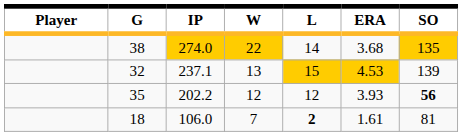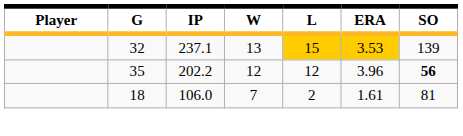- row: (137, 47)
(370, 71) 4.53 -> (370, 47) 3.53
(370, 95) 3.93 -> (370, 71) 3.96
(312, 119) bold -> (312, 95) normal
